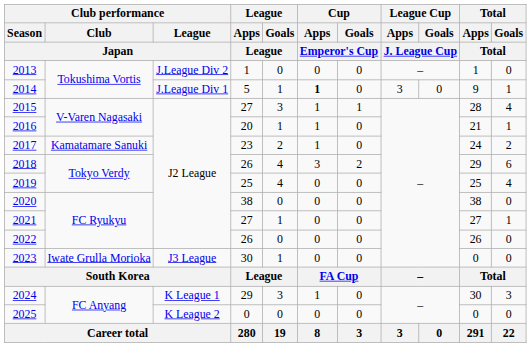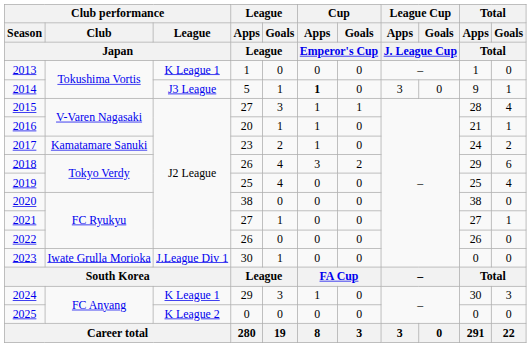(192, 70) J.League Div 2 -> (192, 70) K League 1
(192, 88) J.League Div 1 -> (192, 88) J3 League
(192, 257) J3 League -> (192, 257) J.League Div 1
